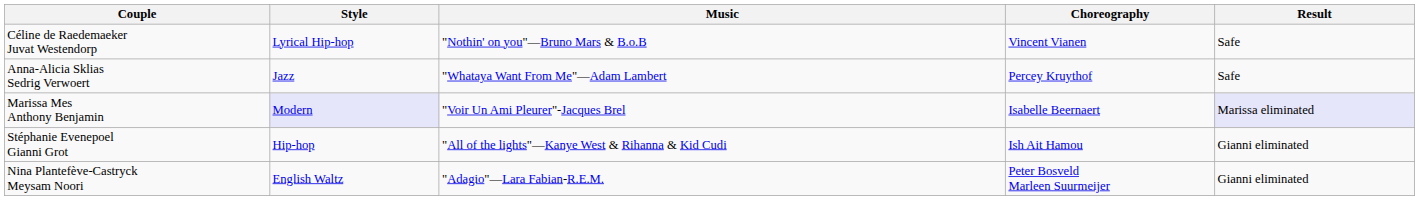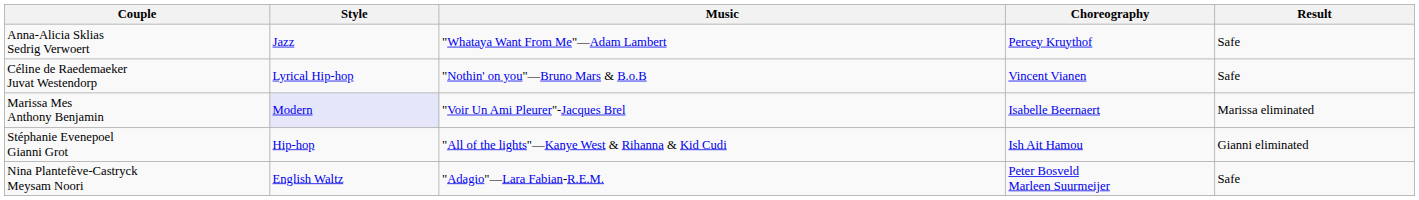rows swapped: (67, 41) <-> (56, 75)
(1266, 110) lavender background -> (1266, 110) no background
(1263, 178) Gianni eliminated -> (1229, 178) Safe
